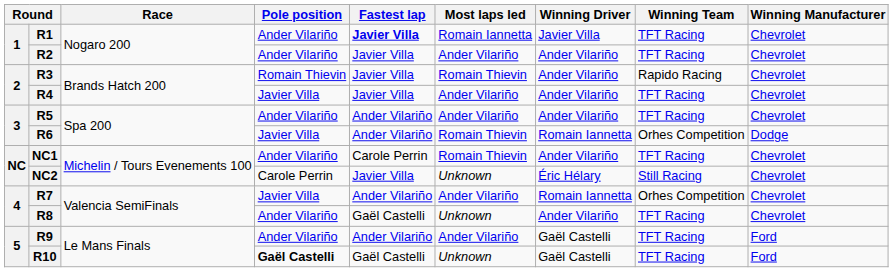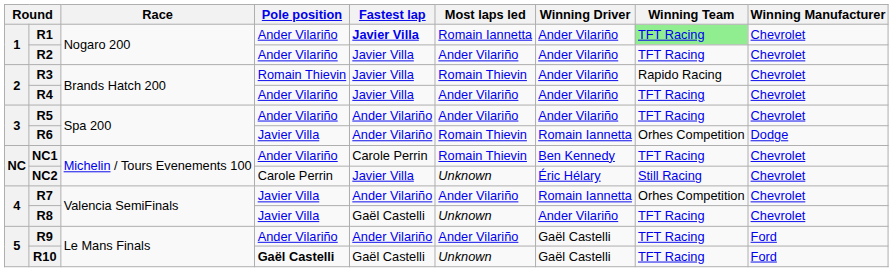(569, 34) Javier Villa -> (578, 34) Ander Vilariño
(671, 34) no background -> (671, 34) lightgreen background
(288, 95) Javier Villa -> (298, 95) Ander Vilariño
(578, 155) Ander Vilariño -> (577, 155) Ben Kennedy
(298, 216) Ander Vilariño -> (288, 216) Javier Villa
